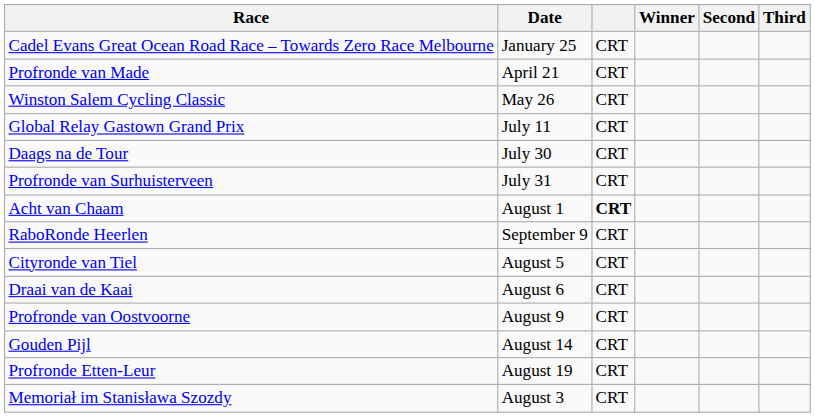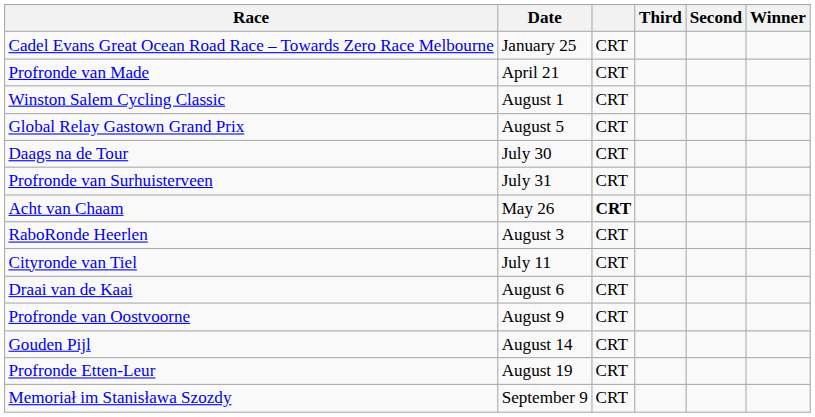columns swapped: (667, 18) <-> (784, 18)
(528, 99) May 26 -> (533, 99) August 1
(526, 126) July 11 -> (533, 126) August 5
(533, 208) August 1 -> (528, 208) May 26
(545, 235) September 9 -> (533, 235) August 3
(533, 262) August 5 -> (526, 262) July 11
(533, 398) August 3 -> (545, 398) September 9
